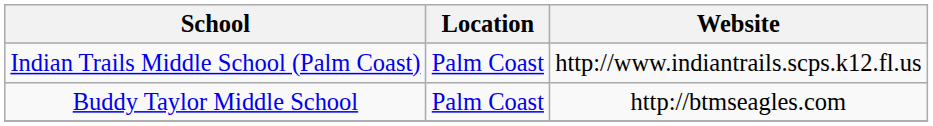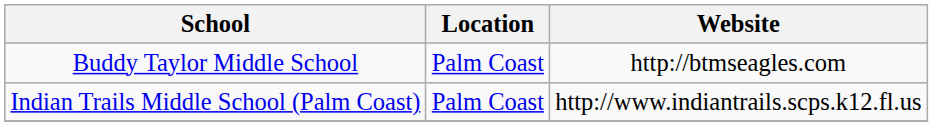rows swapped: (215, 101) <-> (215, 62)
